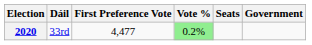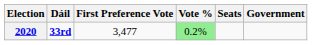(60, 31) normal -> (60, 31) bold
(123, 31) 4,477 -> (125, 31) 3,477
